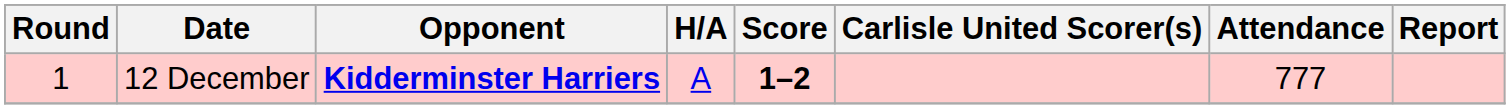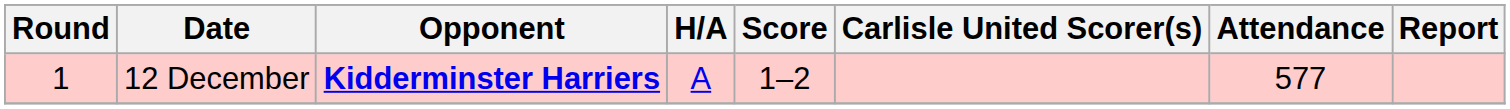(785, 77) bold -> (785, 77) normal
(1300, 77) 777 -> (1300, 77) 577
